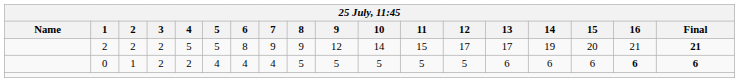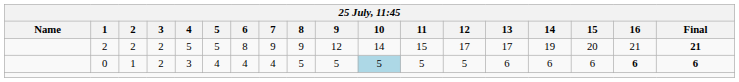(189, 64) 2 -> (189, 64) 3
(379, 64) no background -> (379, 64) lightblue background
